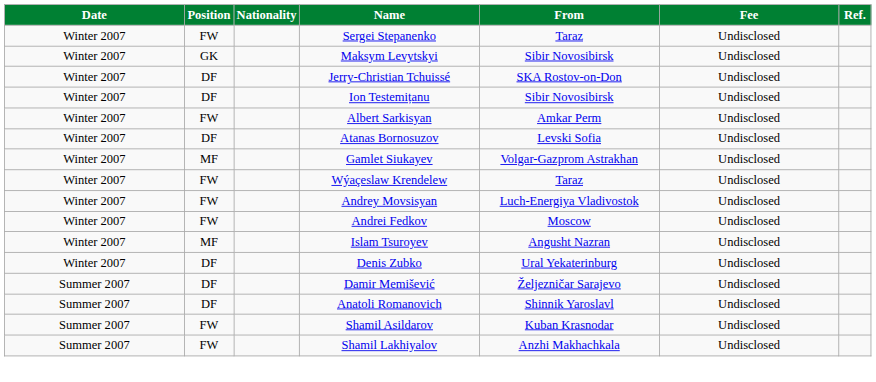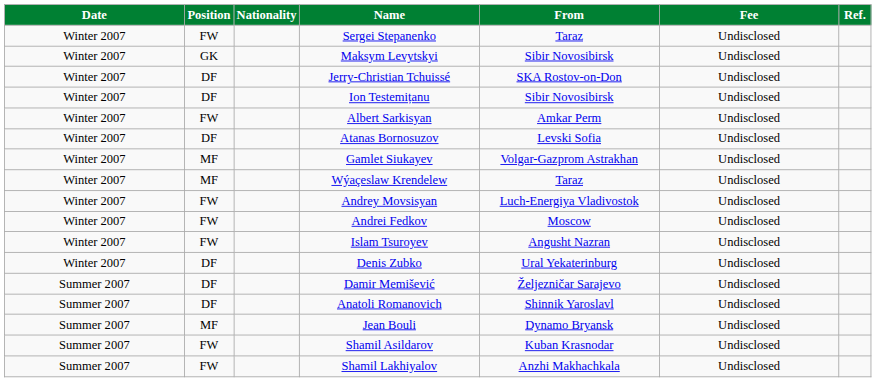(209, 180) FW -> (209, 180) MF
(209, 242) MF -> (209, 242) FW
+ row: (389, 325)
